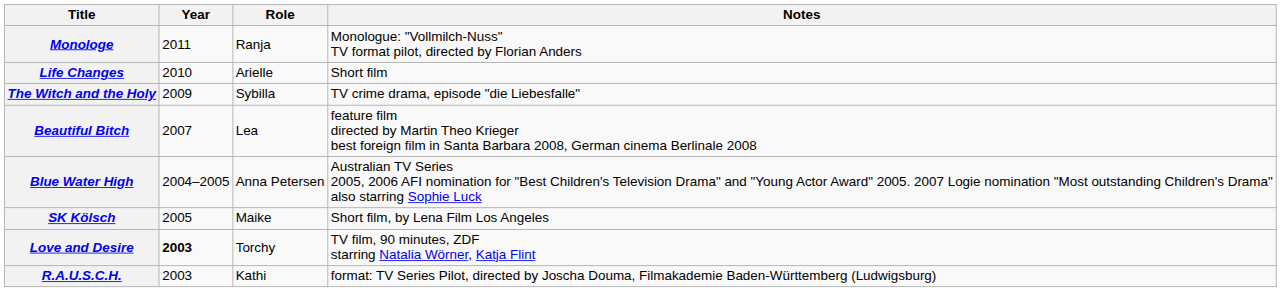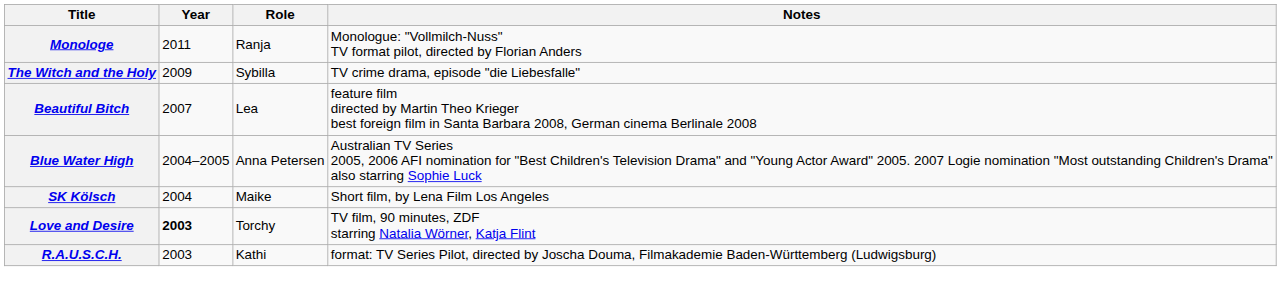- row: (82, 72)
(177, 218) 2005 -> (177, 197) 2004
